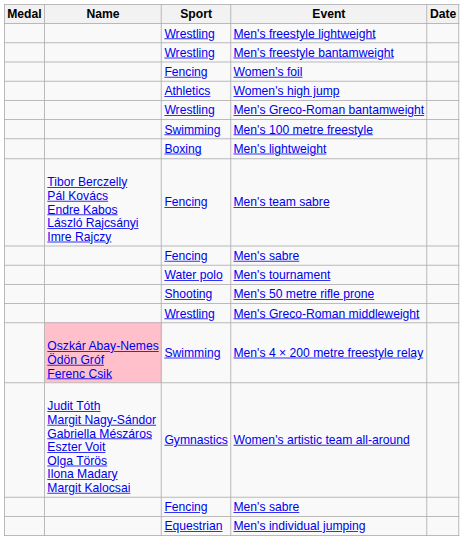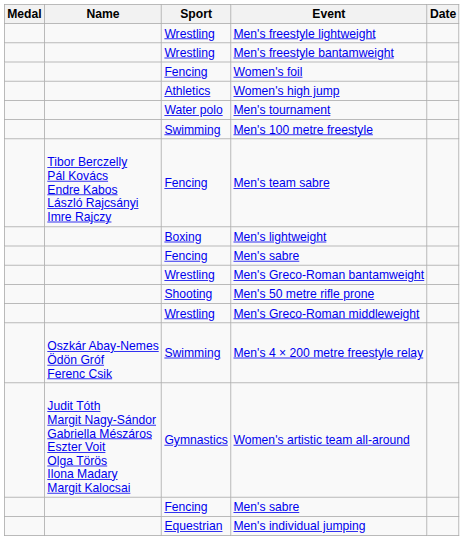rows swapped: (190, 110) <-> (194, 275)
rows swapped: (186, 202) <-> (183, 149)
(103, 360) pink background -> (103, 360) no background
